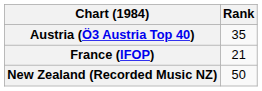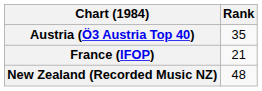(239, 75) 50 -> (239, 75) 48
